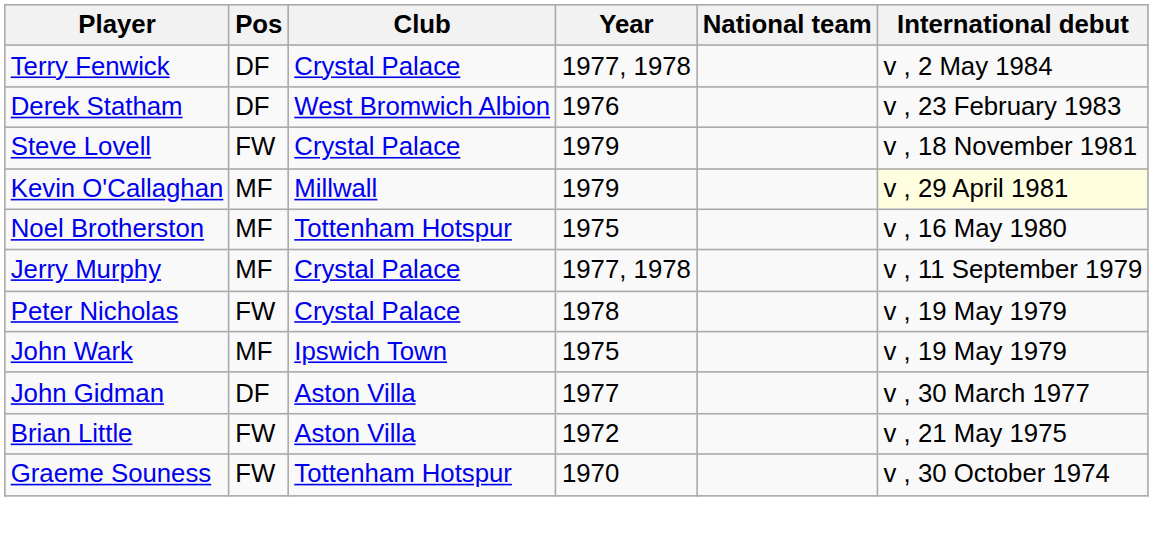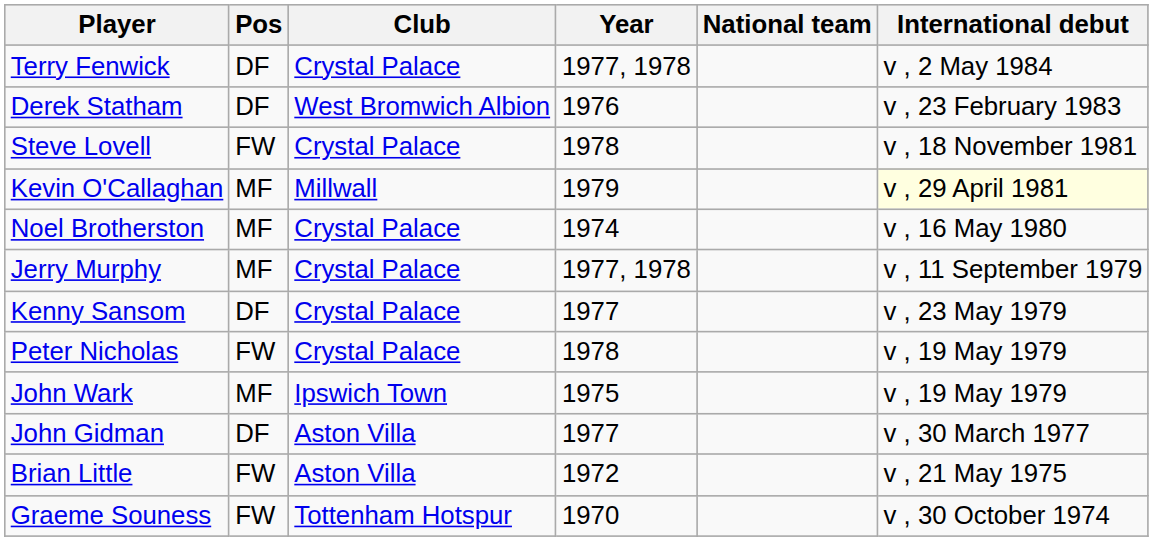(591, 147) 1979 -> (591, 147) 1978
(403, 229) Tottenham Hotspur -> (377, 229) Crystal Palace
(591, 229) 1975 -> (591, 229) 1974
+ row: (98, 310)
